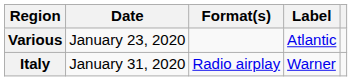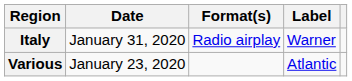rows swapped: (35, 40) <-> (35, 64)
